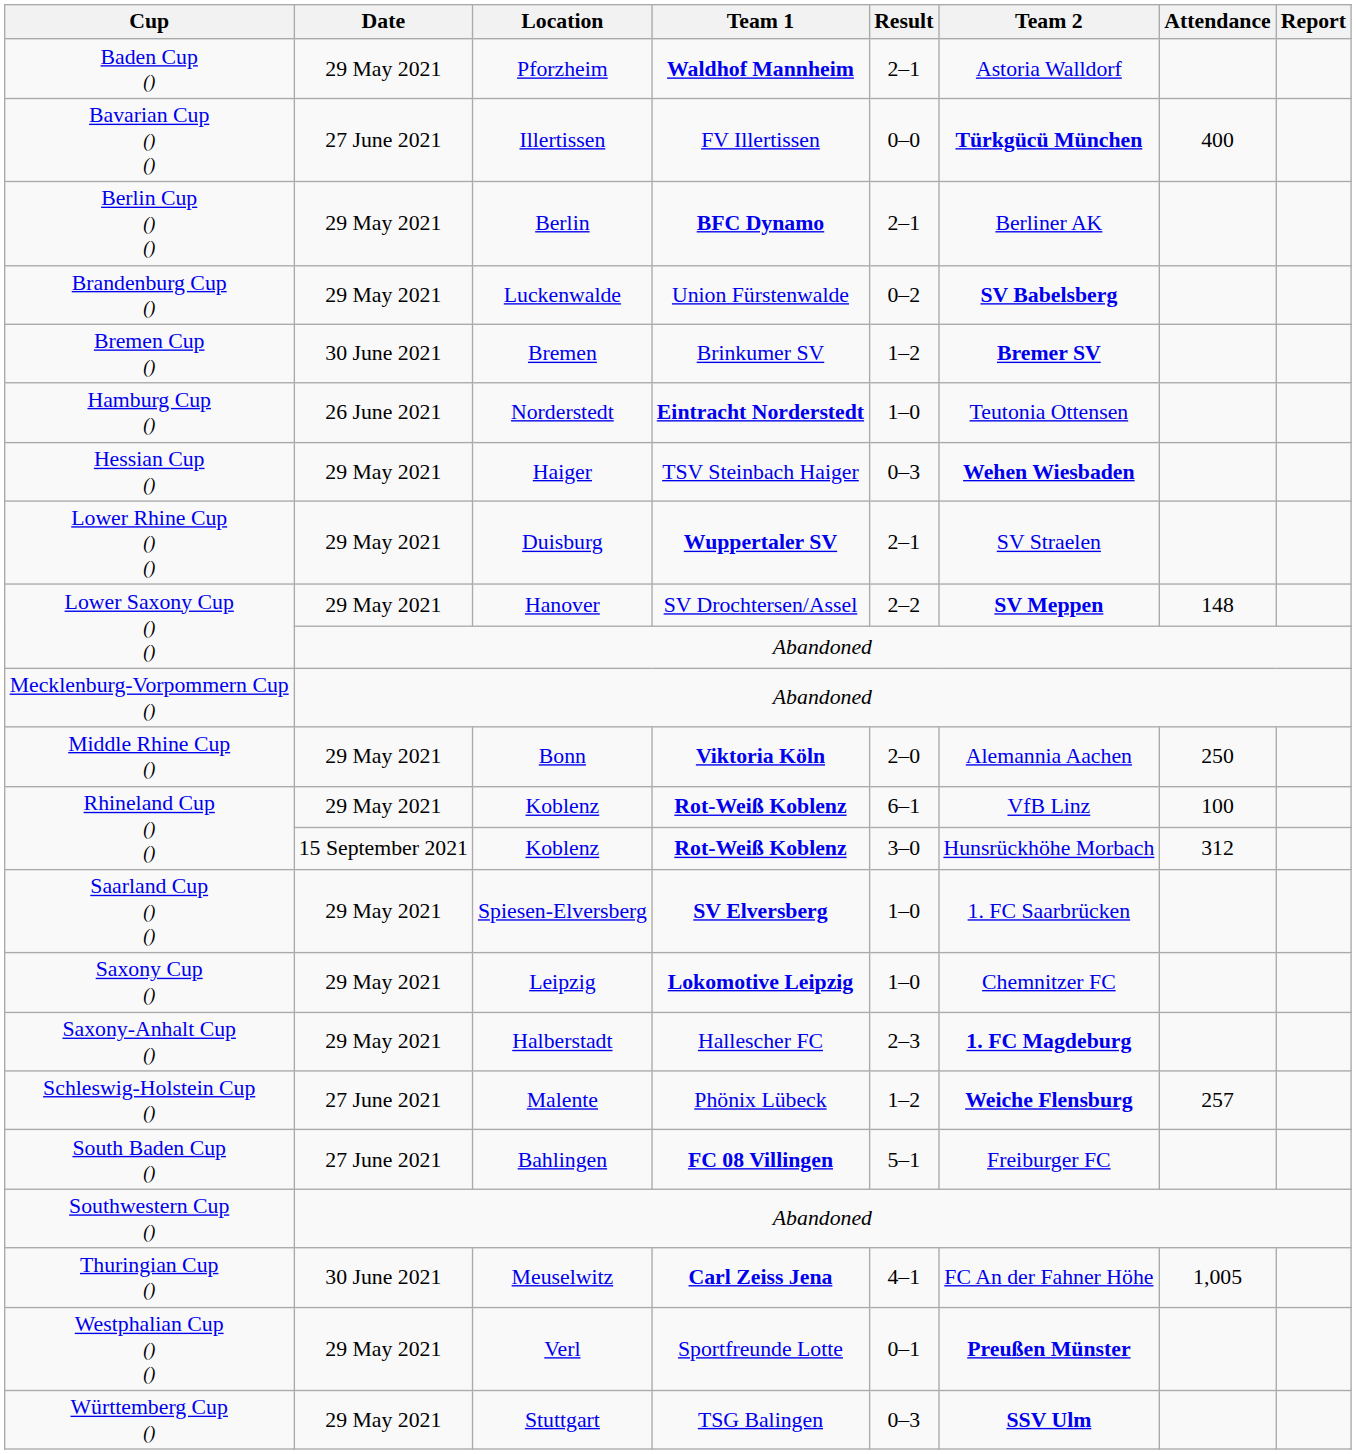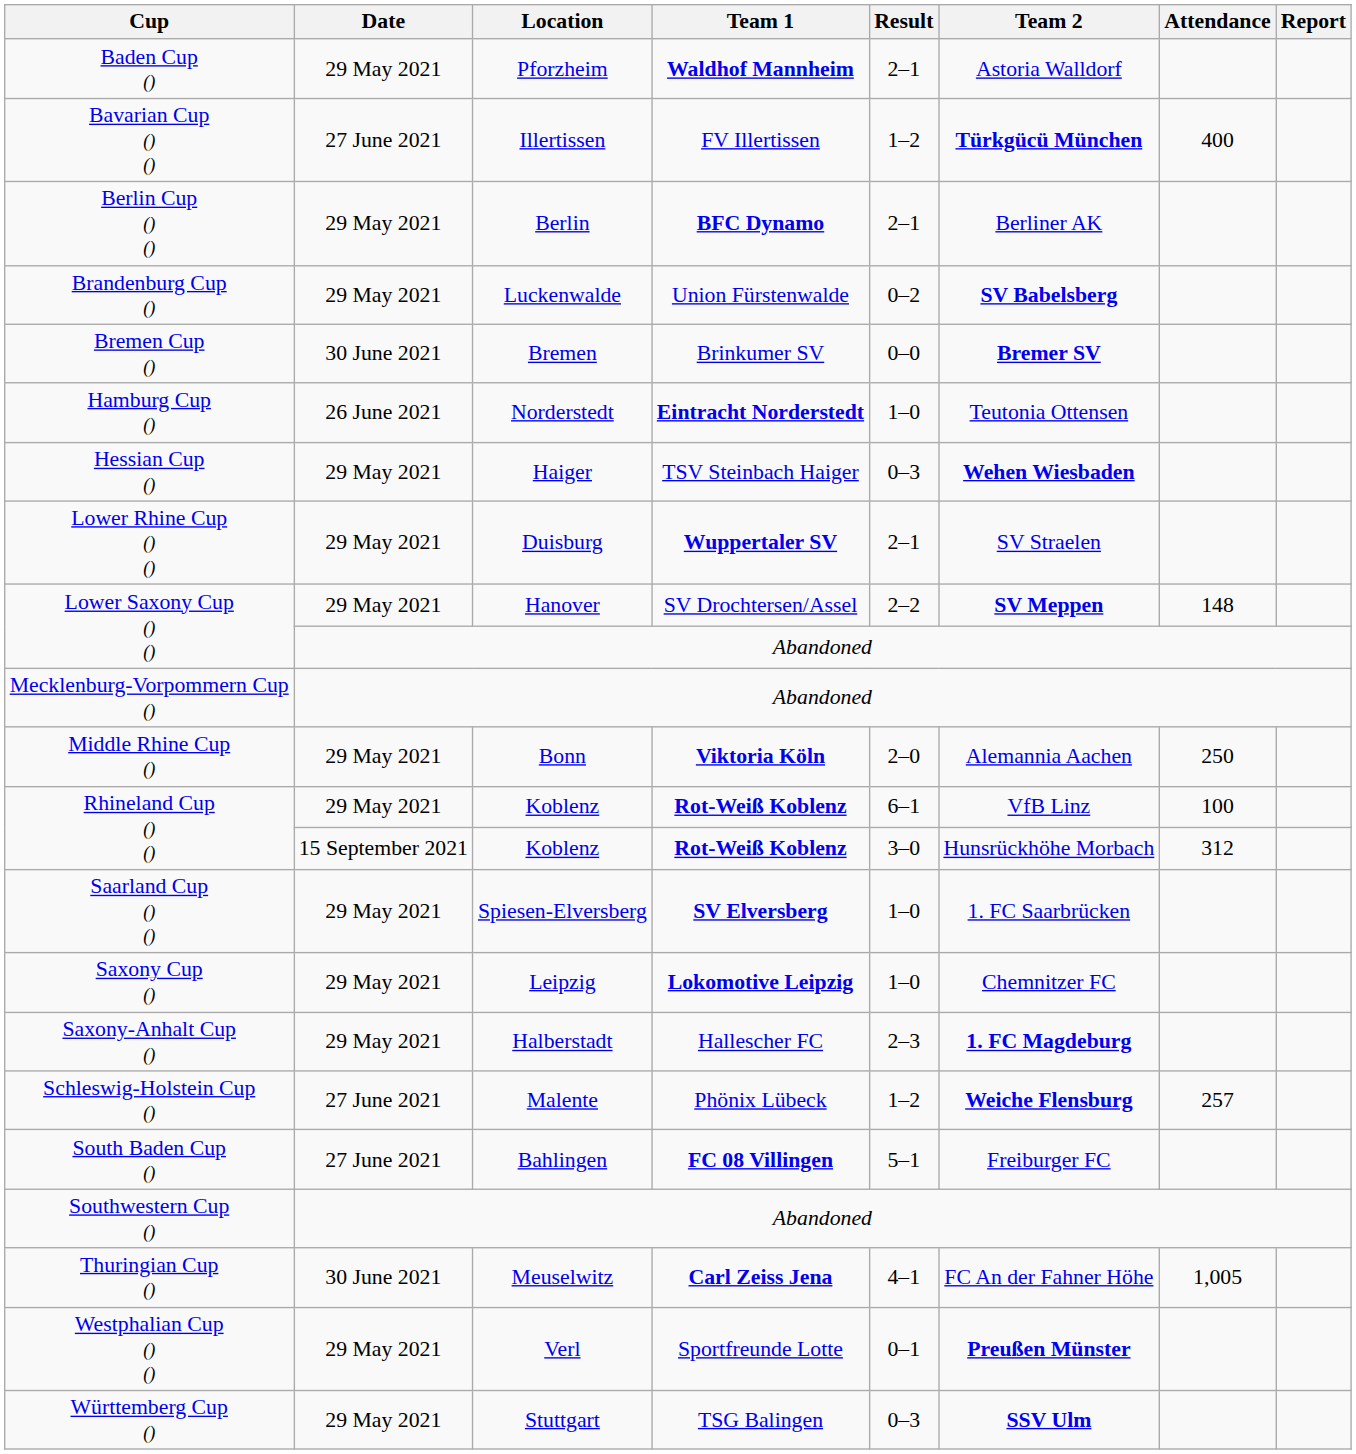(904, 139) 0–0 -> (904, 139) 1–2
(904, 353) 1–2 -> (904, 353) 0–0
